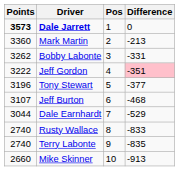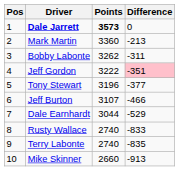columns swapped: (114, 12) <-> (21, 12)
(136, 56) -331 -> (136, 56) -311
(136, 100) -468 -> (136, 100) -466
